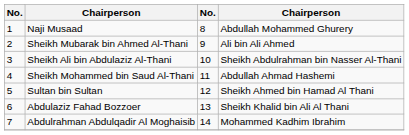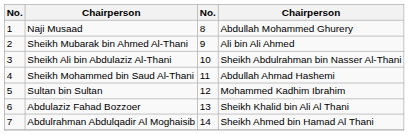(297, 91) Sheikh Ahmed bin Hamad Al Thani -> (283, 91) Mohammed Kadhim Ibrahim
(283, 122) Mohammed Kadhim Ibrahim -> (297, 122) Sheikh Ahmed bin Hamad Al Thani
